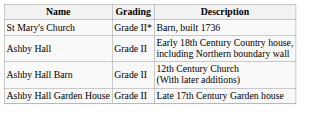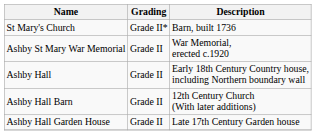+ row: (66, 48)
